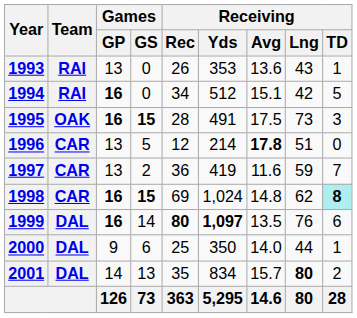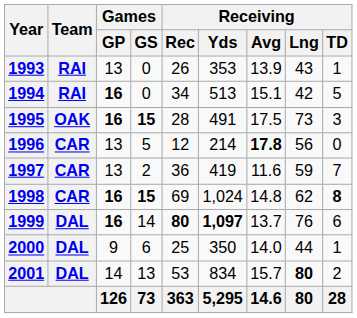(266, 68) 13.6 -> (266, 68) 13.9
(223, 94) 512 -> (223, 94) 513
(304, 145) 51 -> (304, 145) 56
(337, 196) paleturquoise background -> (337, 196) no background
(266, 222) 13.5 -> (266, 222) 13.7
(180, 273) 35 -> (180, 273) 53
